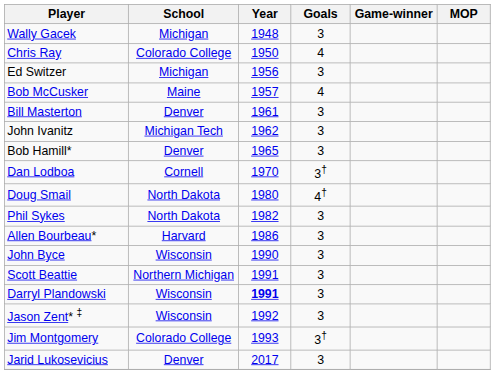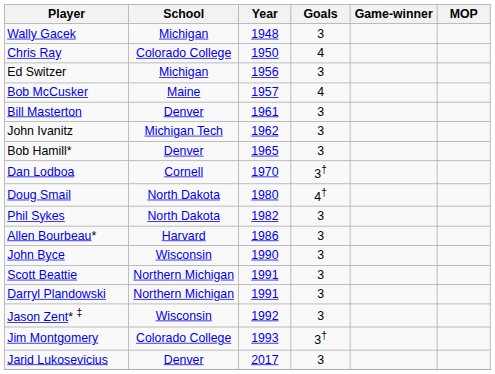(184, 294) Wisconsin -> (184, 294) Northern Michigan
(265, 294) bold -> (265, 294) normal
